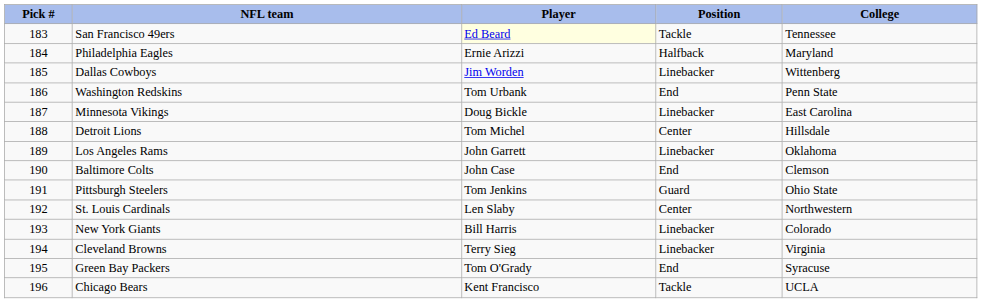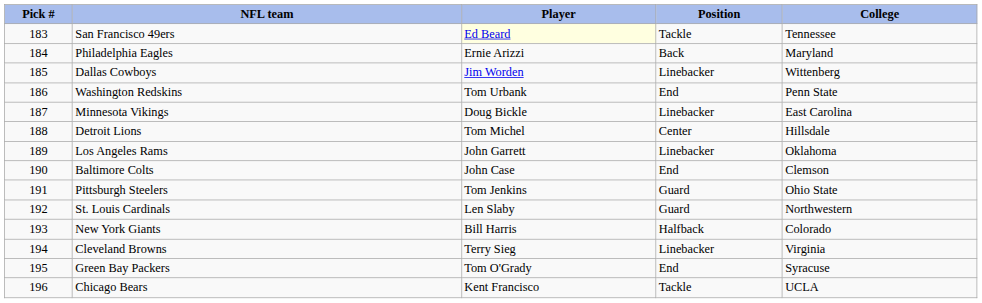(681, 53) Halfback -> (671, 53) Back
(675, 209) Center -> (674, 209) Guard
(686, 229) Linebacker -> (681, 229) Halfback
